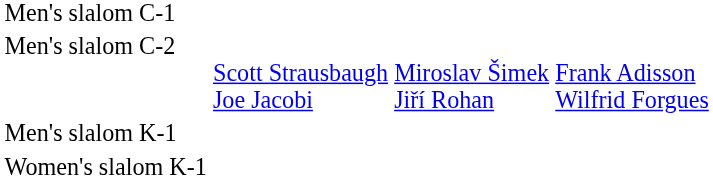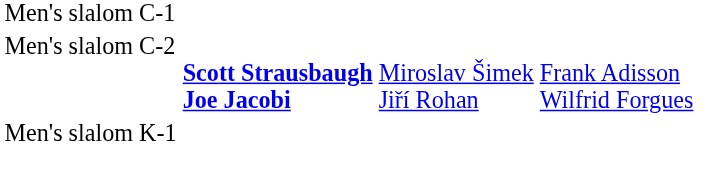(301, 86) normal -> (278, 86) bold
- row: (106, 166)
